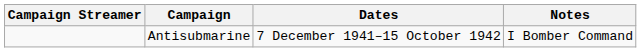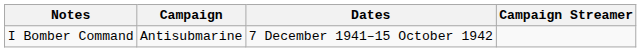columns swapped: (75, 15) <-> (570, 15)
